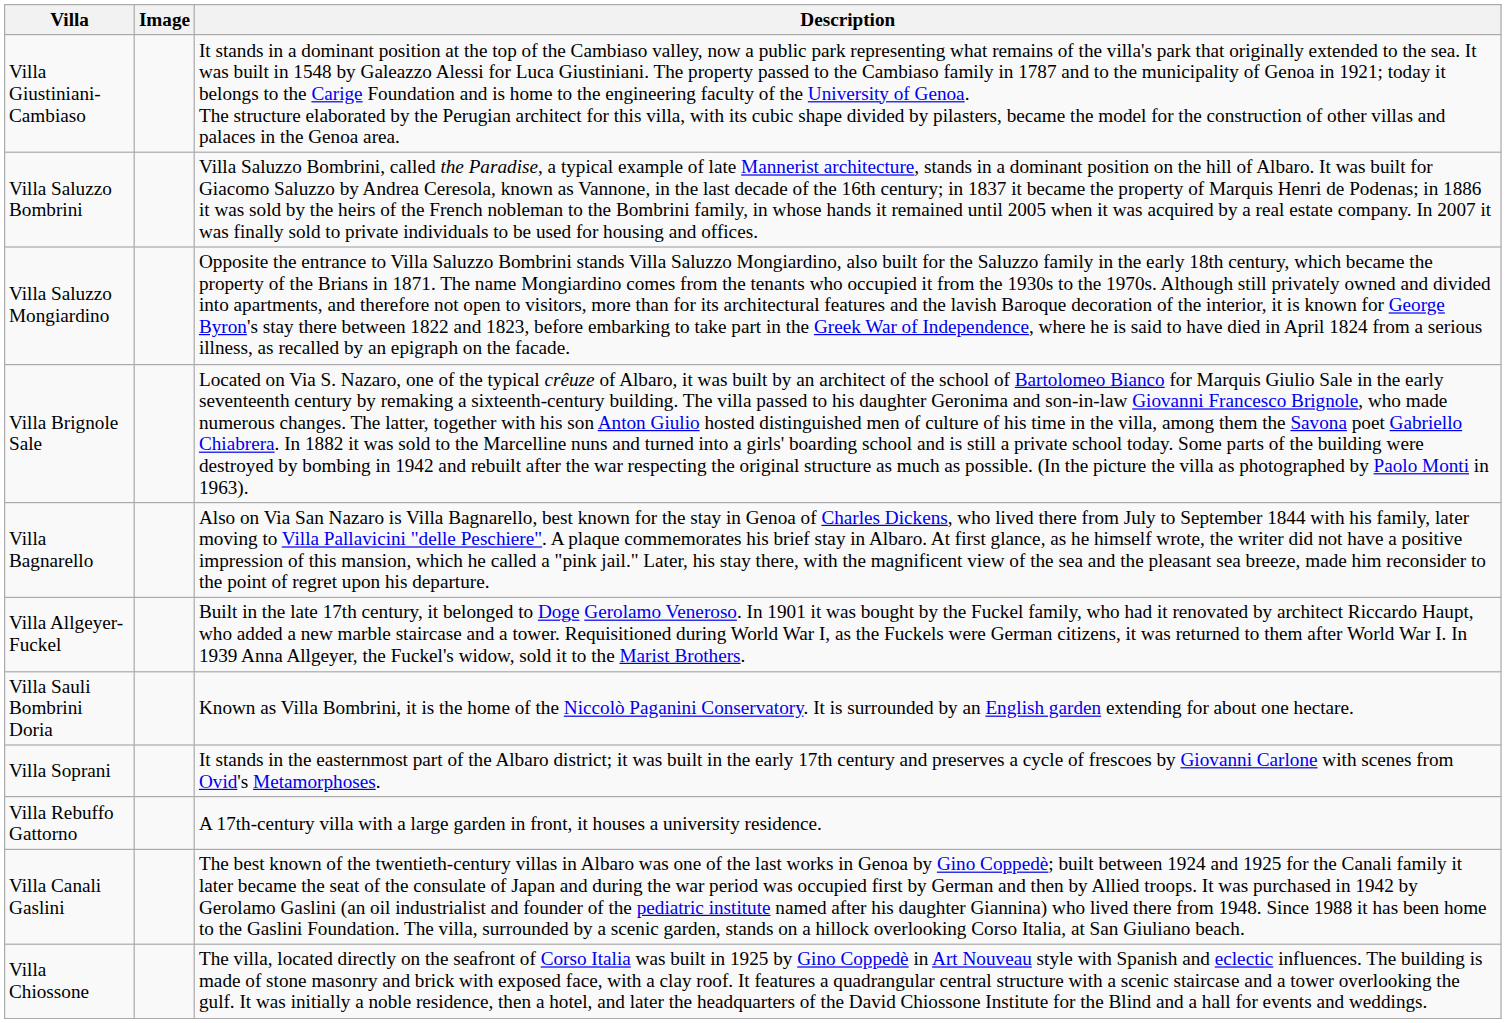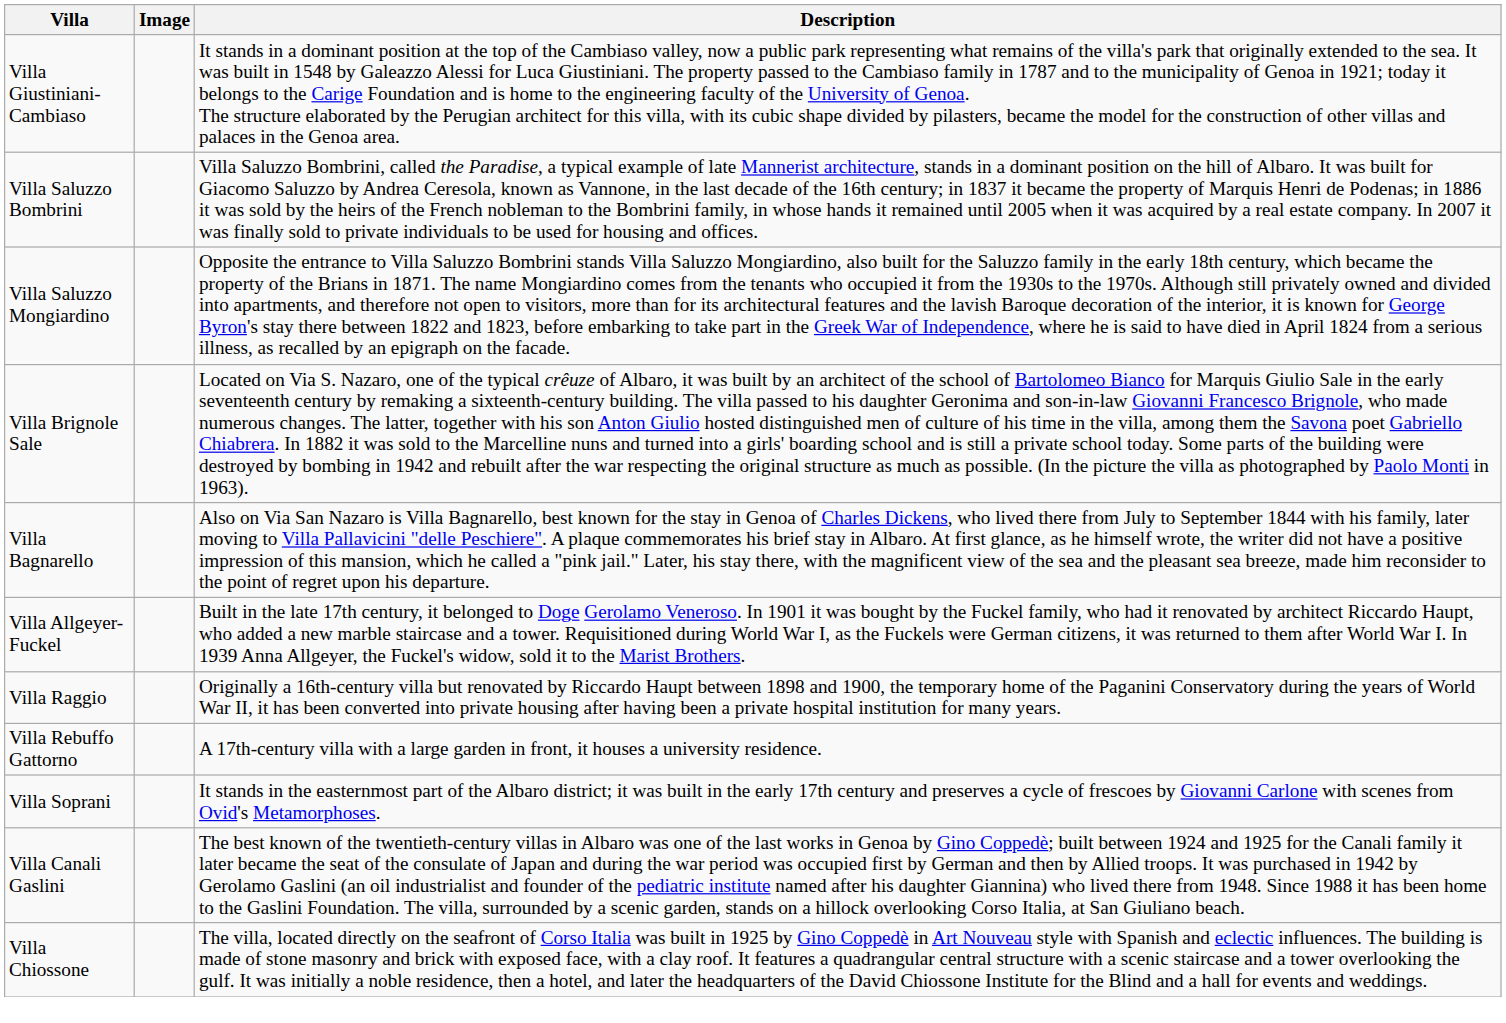- row: (50, 708)
+ row: (58, 697)
rows swapped: (61, 822) <-> (60, 770)
